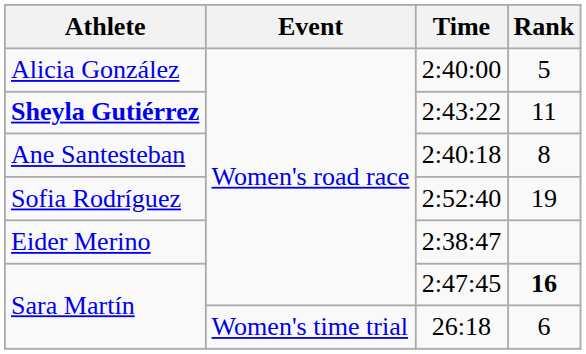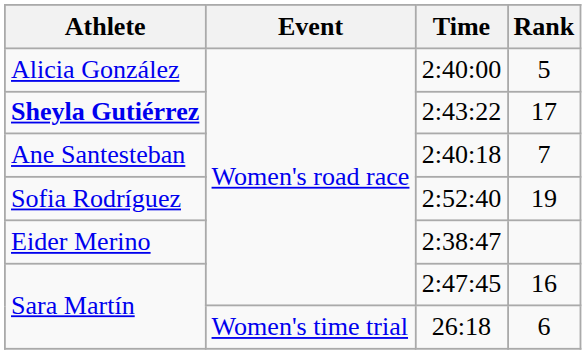(544, 112) 11 -> (544, 112) 17
(544, 155) 8 -> (544, 155) 7
(544, 284) bold -> (544, 284) normal
